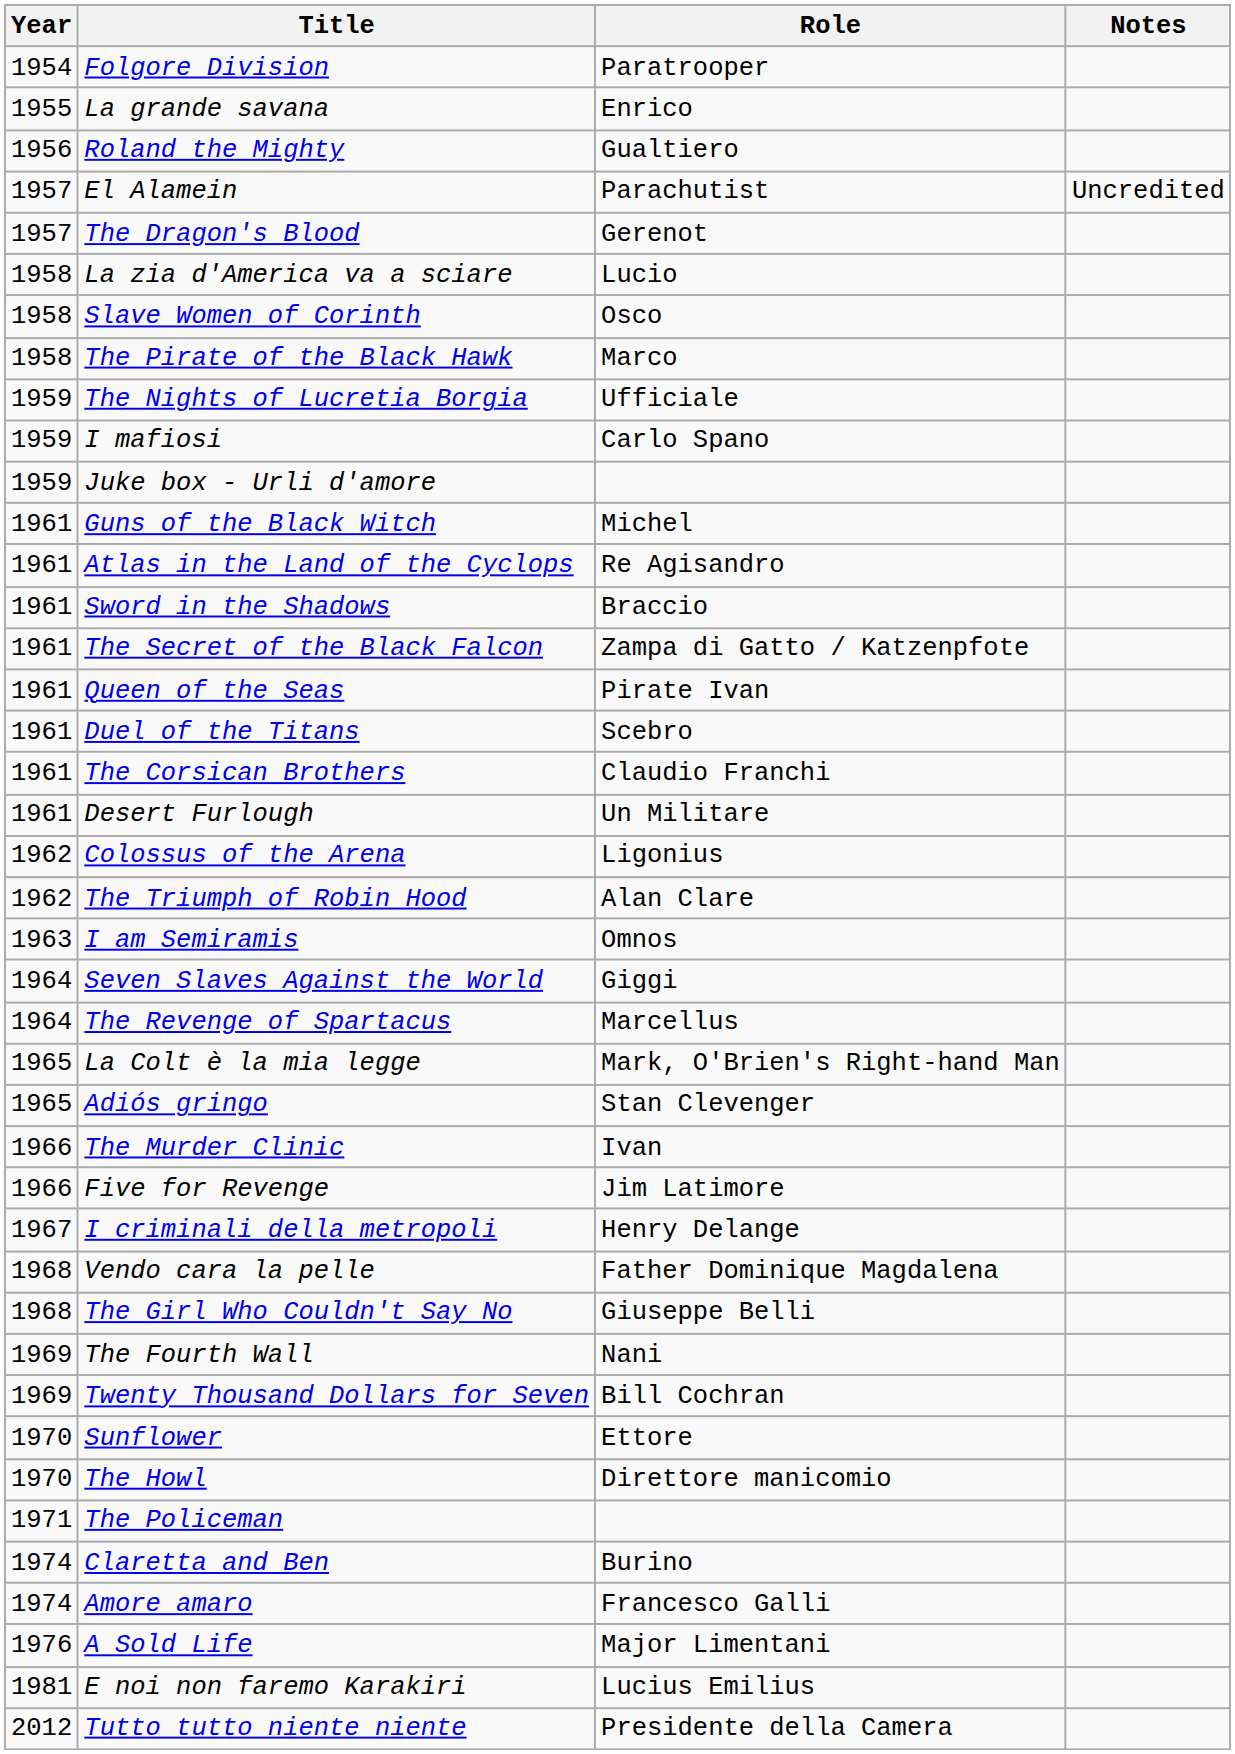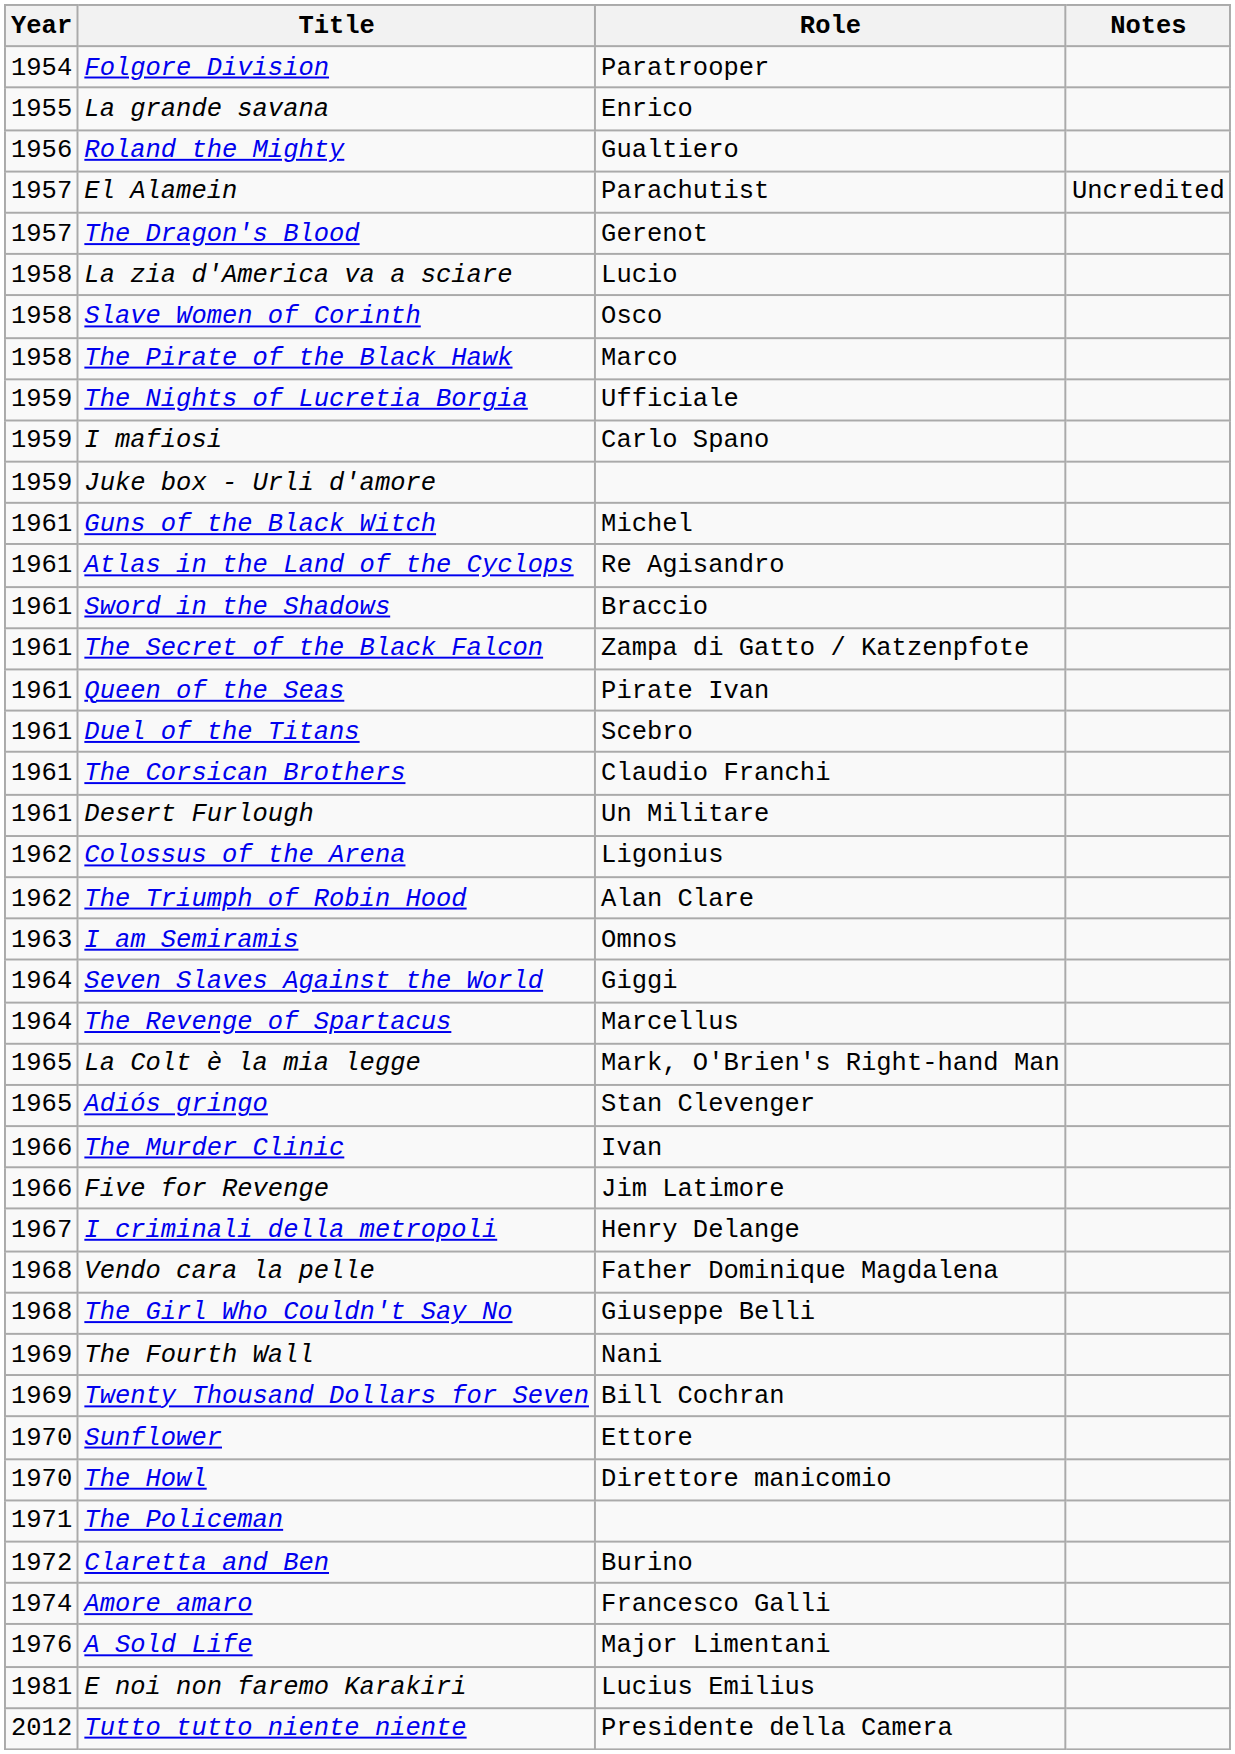(42, 1562) 1974 -> (42, 1562) 1972
